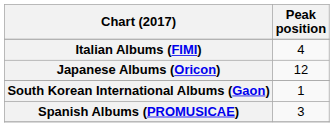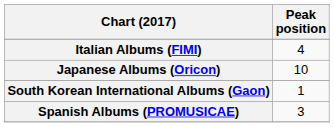(301, 70) 12 -> (301, 70) 10
